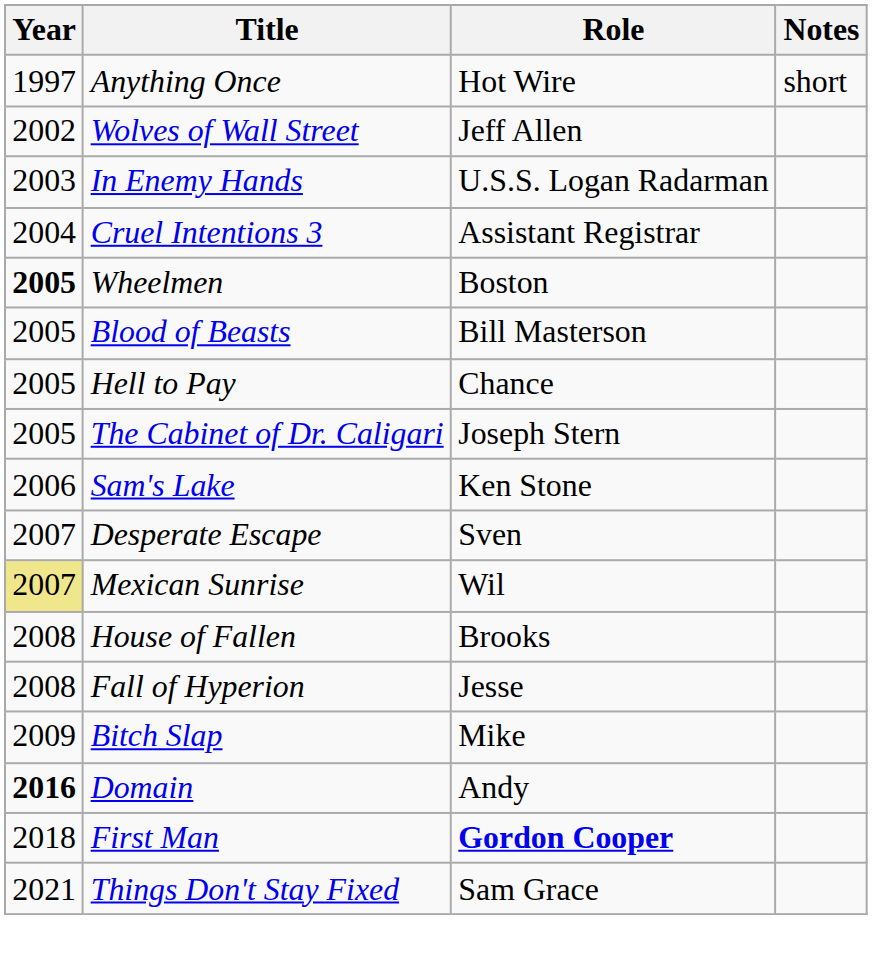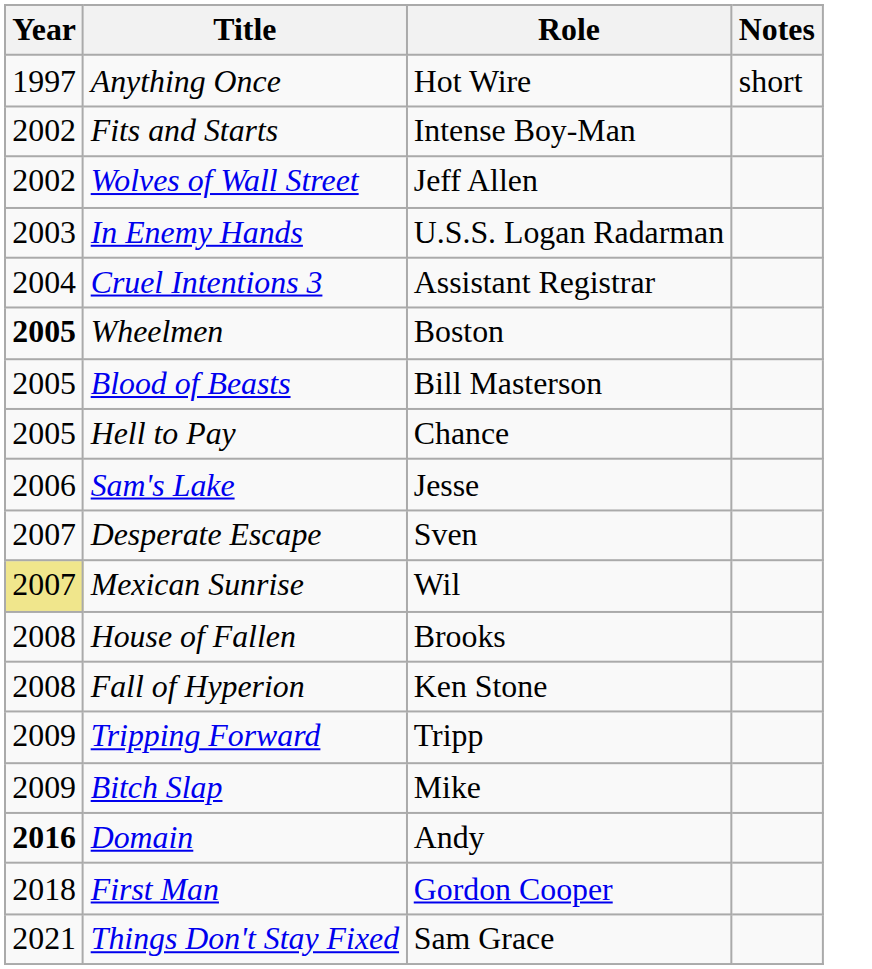+ row: (184, 130)
- row: (267, 433)
(525, 484) Ken Stone -> (446, 484) Jesse
(491, 686) Jesse -> (481, 686) Ken Stone
+ row: (206, 736)
(566, 837) bold -> (513, 888) normal
